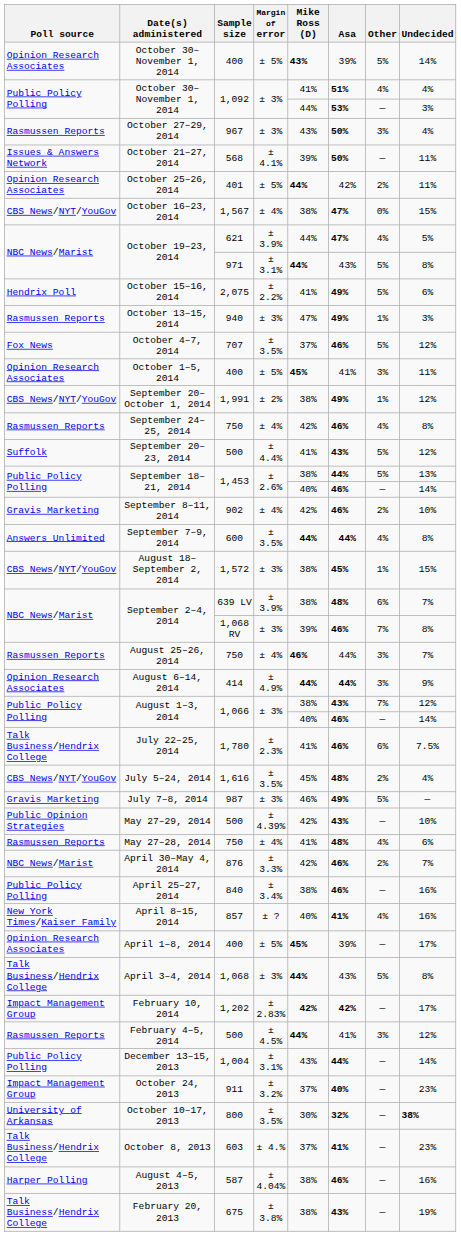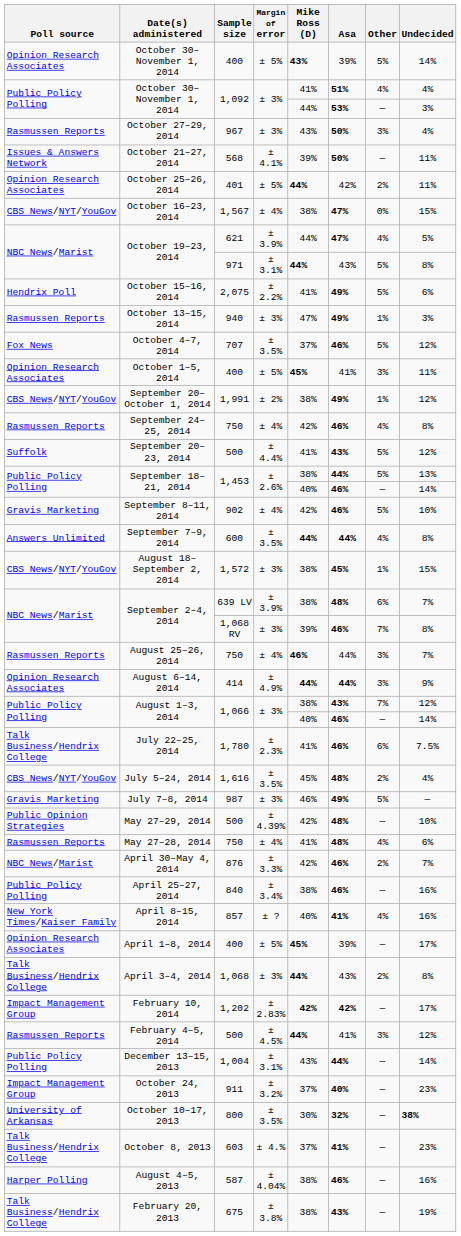(383, 511) 2% -> (383, 511) 5%
(340, 821) 43% -> (340, 821) 48%
(383, 976) 5% -> (383, 976) 2%
